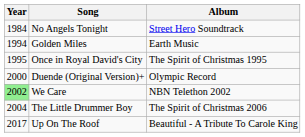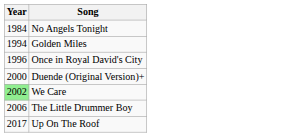- column: (223, 12)
(17, 60) 1995 -> (17, 60) 1996
(17, 108) 2004 -> (17, 108) 2006
